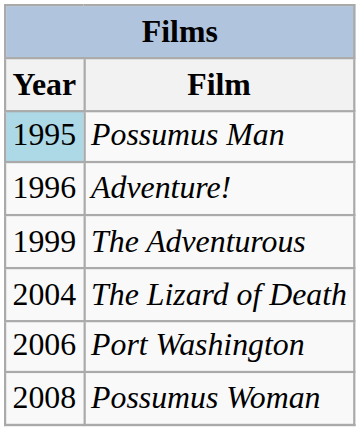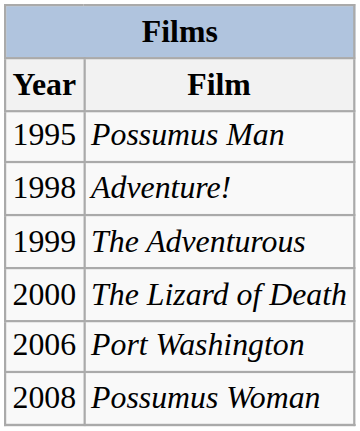(44, 136) lightblue background -> (44, 136) no background
(44, 188) 1996 -> (44, 188) 1998
(44, 293) 2004 -> (44, 293) 2000
